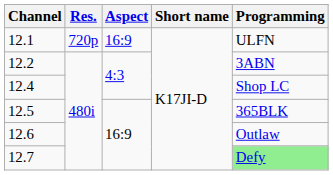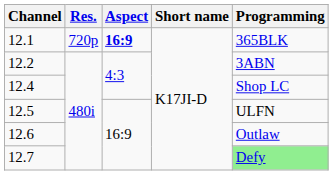(118, 39) normal -> (119, 39) bold
(255, 39) ULFN -> (262, 39) 365BLK
(262, 110) 365BLK -> (255, 110) ULFN
